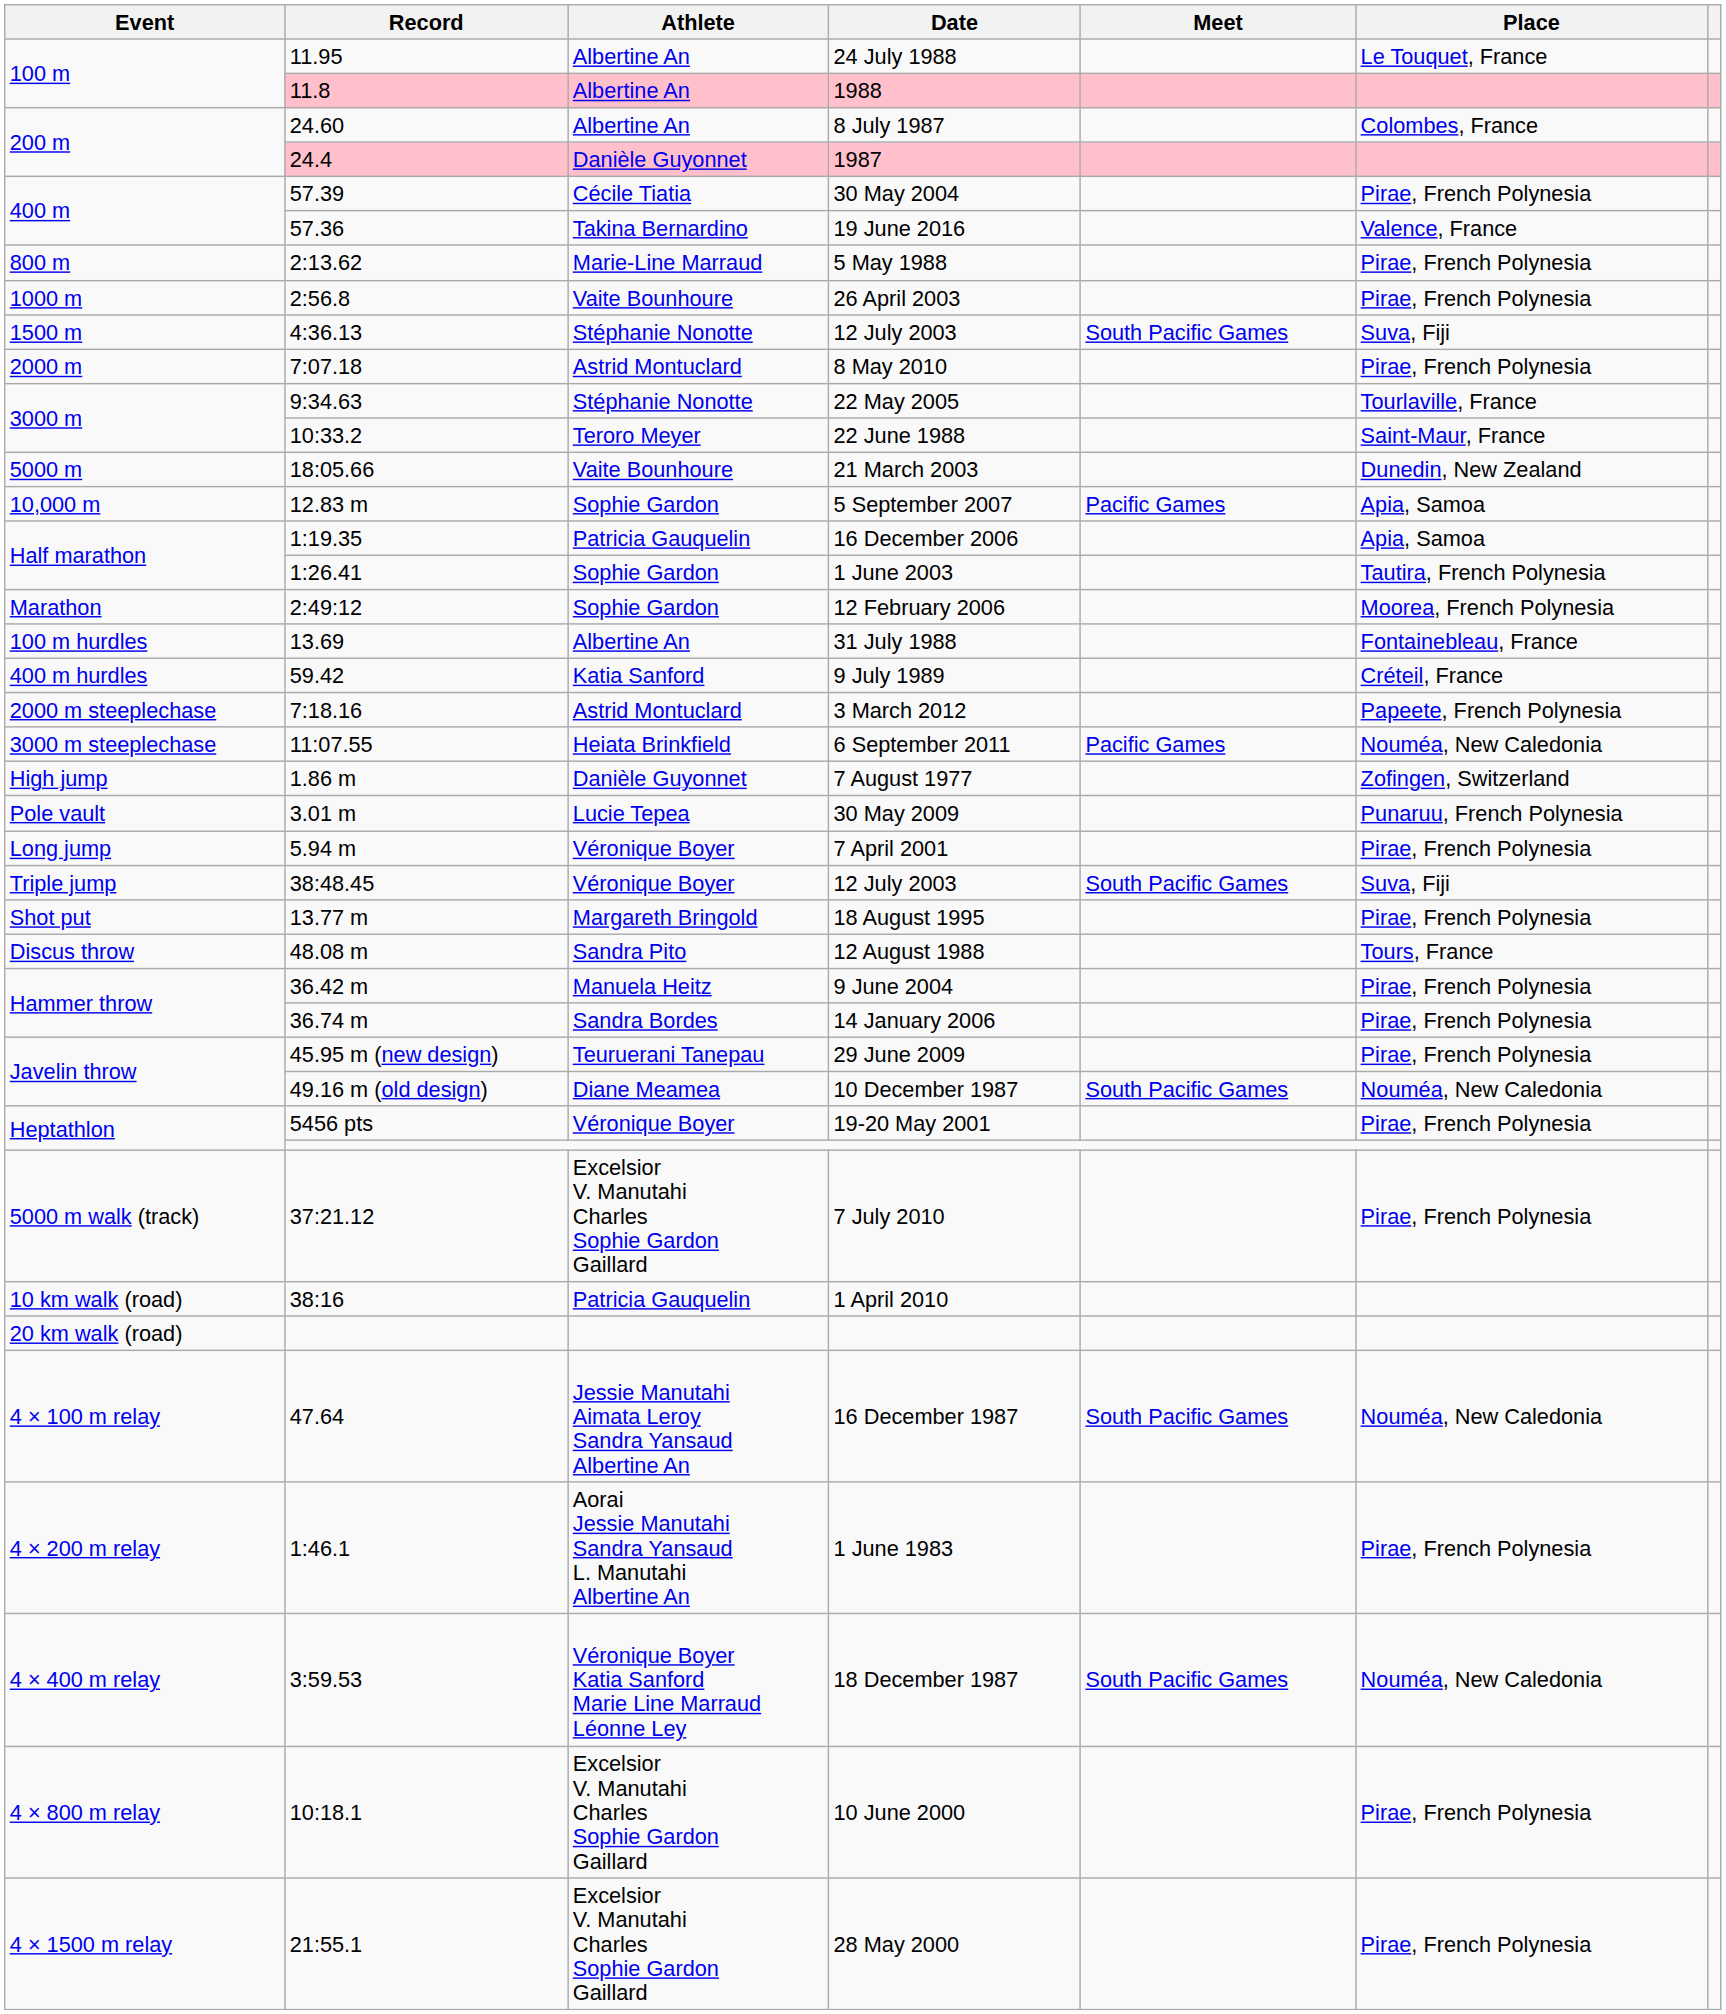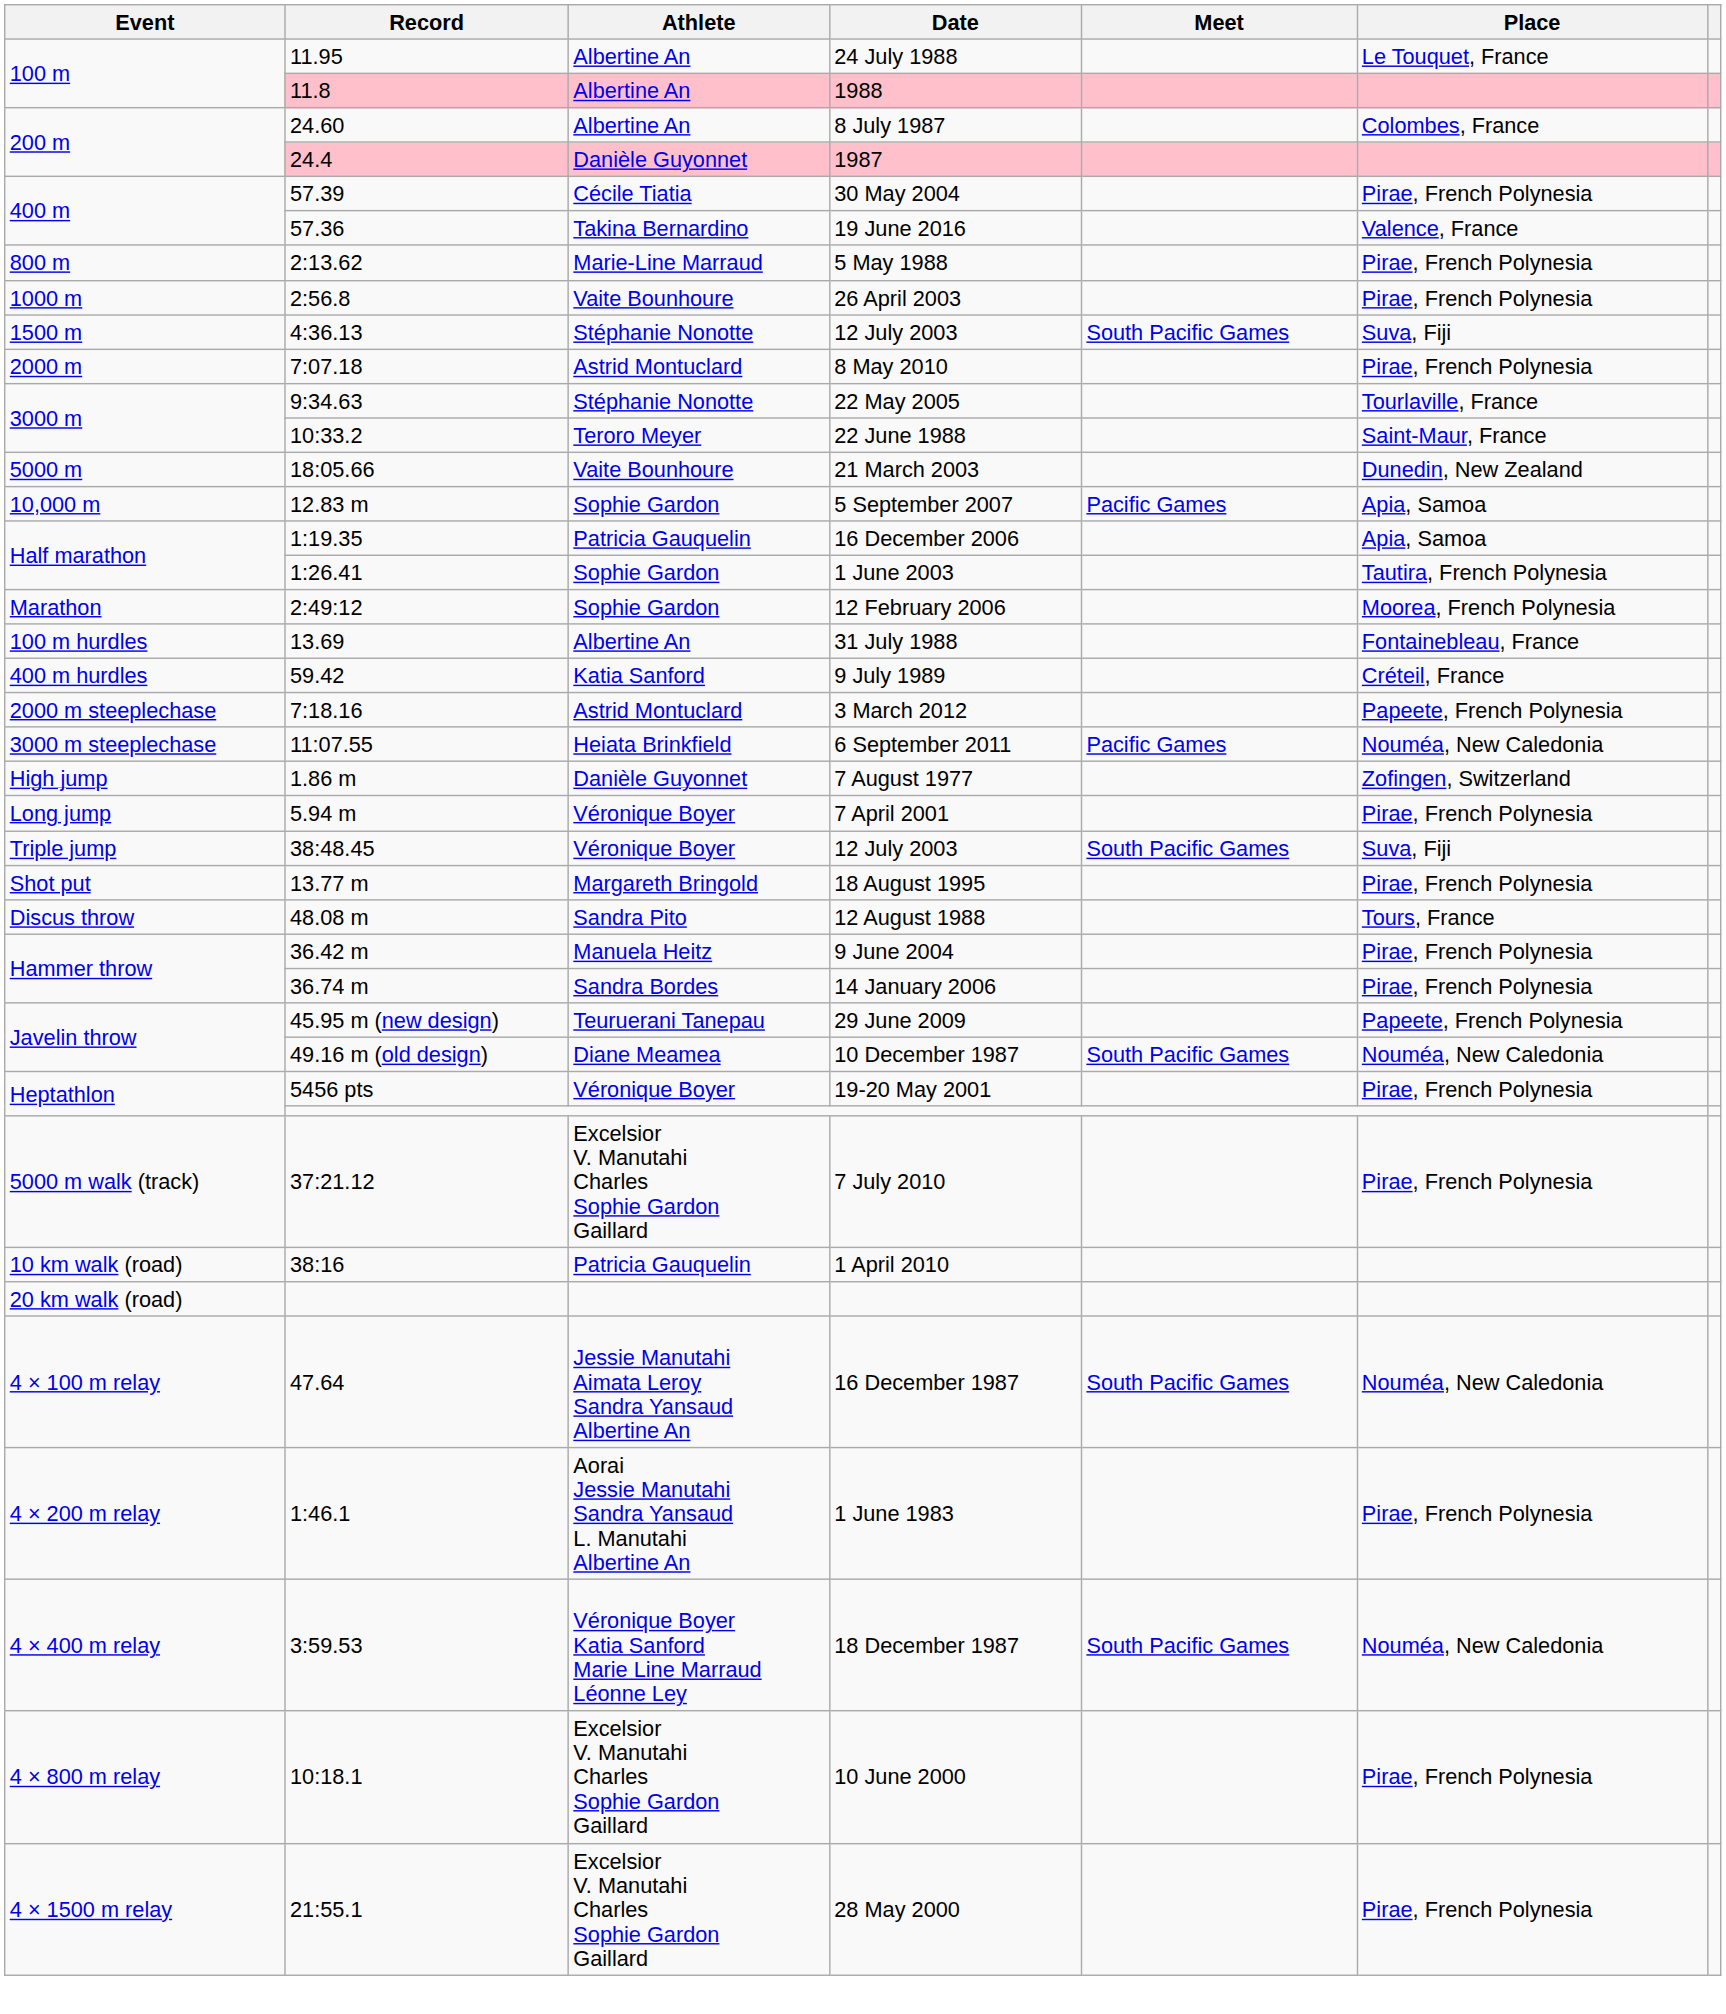- row: (57, 814)
(1476, 1054) Pirae, French Polynesia -> (1492, 1020) Papeete, French Polynesia
